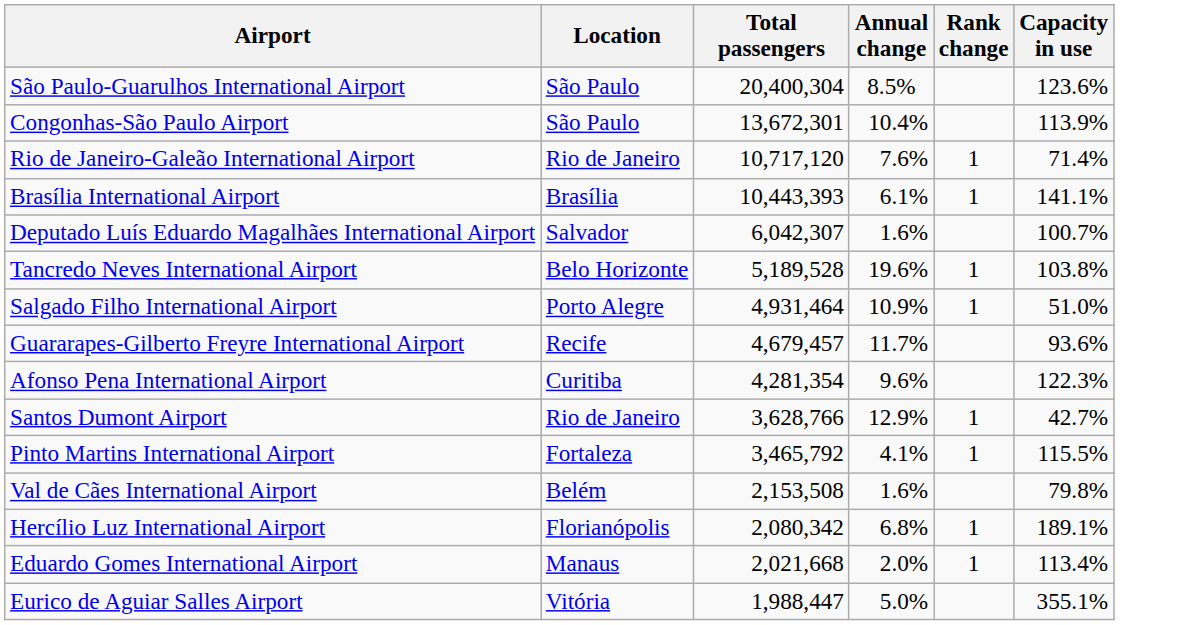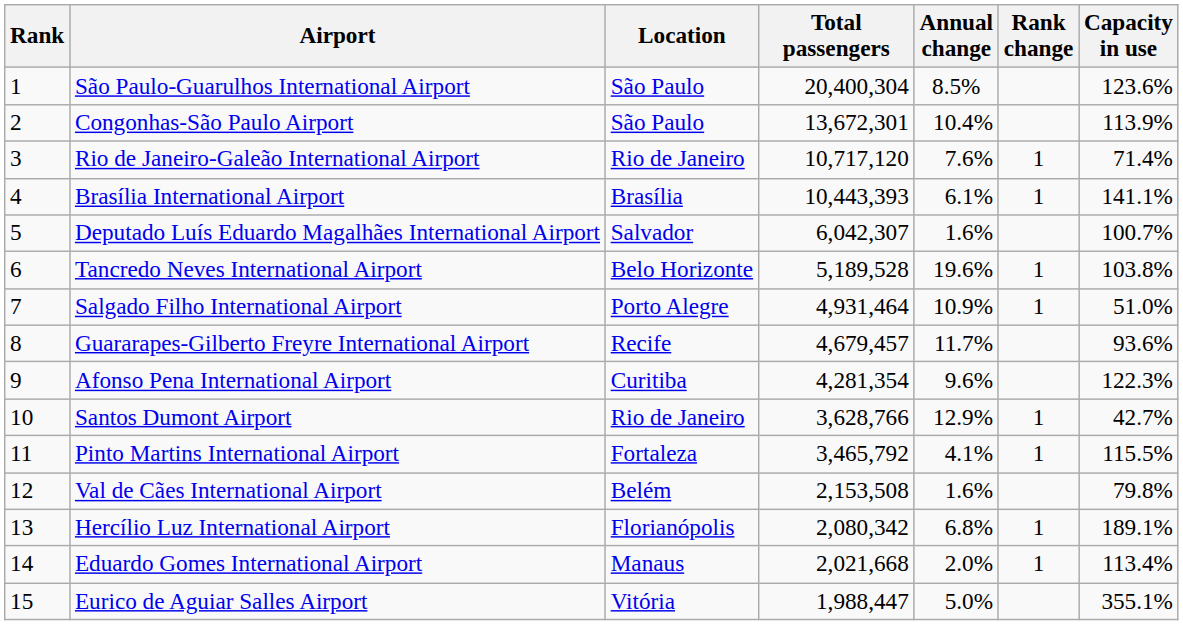+ column: (37, 35)
